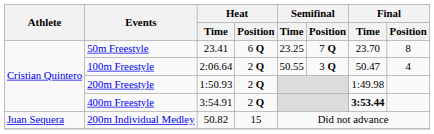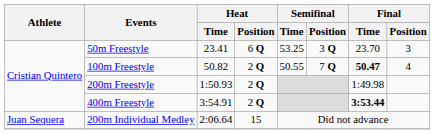(292, 49) 23.25 -> (292, 49) 53.25
(328, 49) 7 Q -> (328, 49) 3 Q
(408, 49) 8 -> (408, 49) 3
(216, 67) 2:06.64 -> (216, 67) 50.82
(328, 67) 3 Q -> (328, 67) 7 Q
(368, 67) normal -> (368, 67) bold
(216, 120) 50.82 -> (216, 120) 2:06.64
